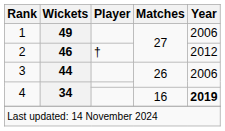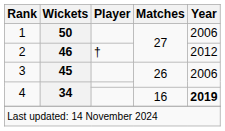(65, 33) 49 -> (65, 33) 50
(65, 71) 44 -> (65, 71) 45
